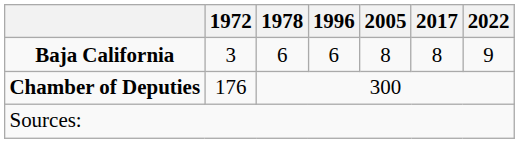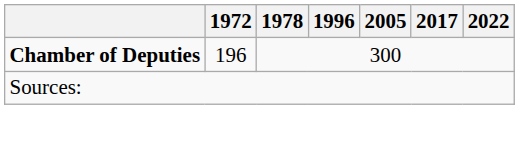- row: (105, 54)
(231, 87) 176 -> (231, 54) 196
